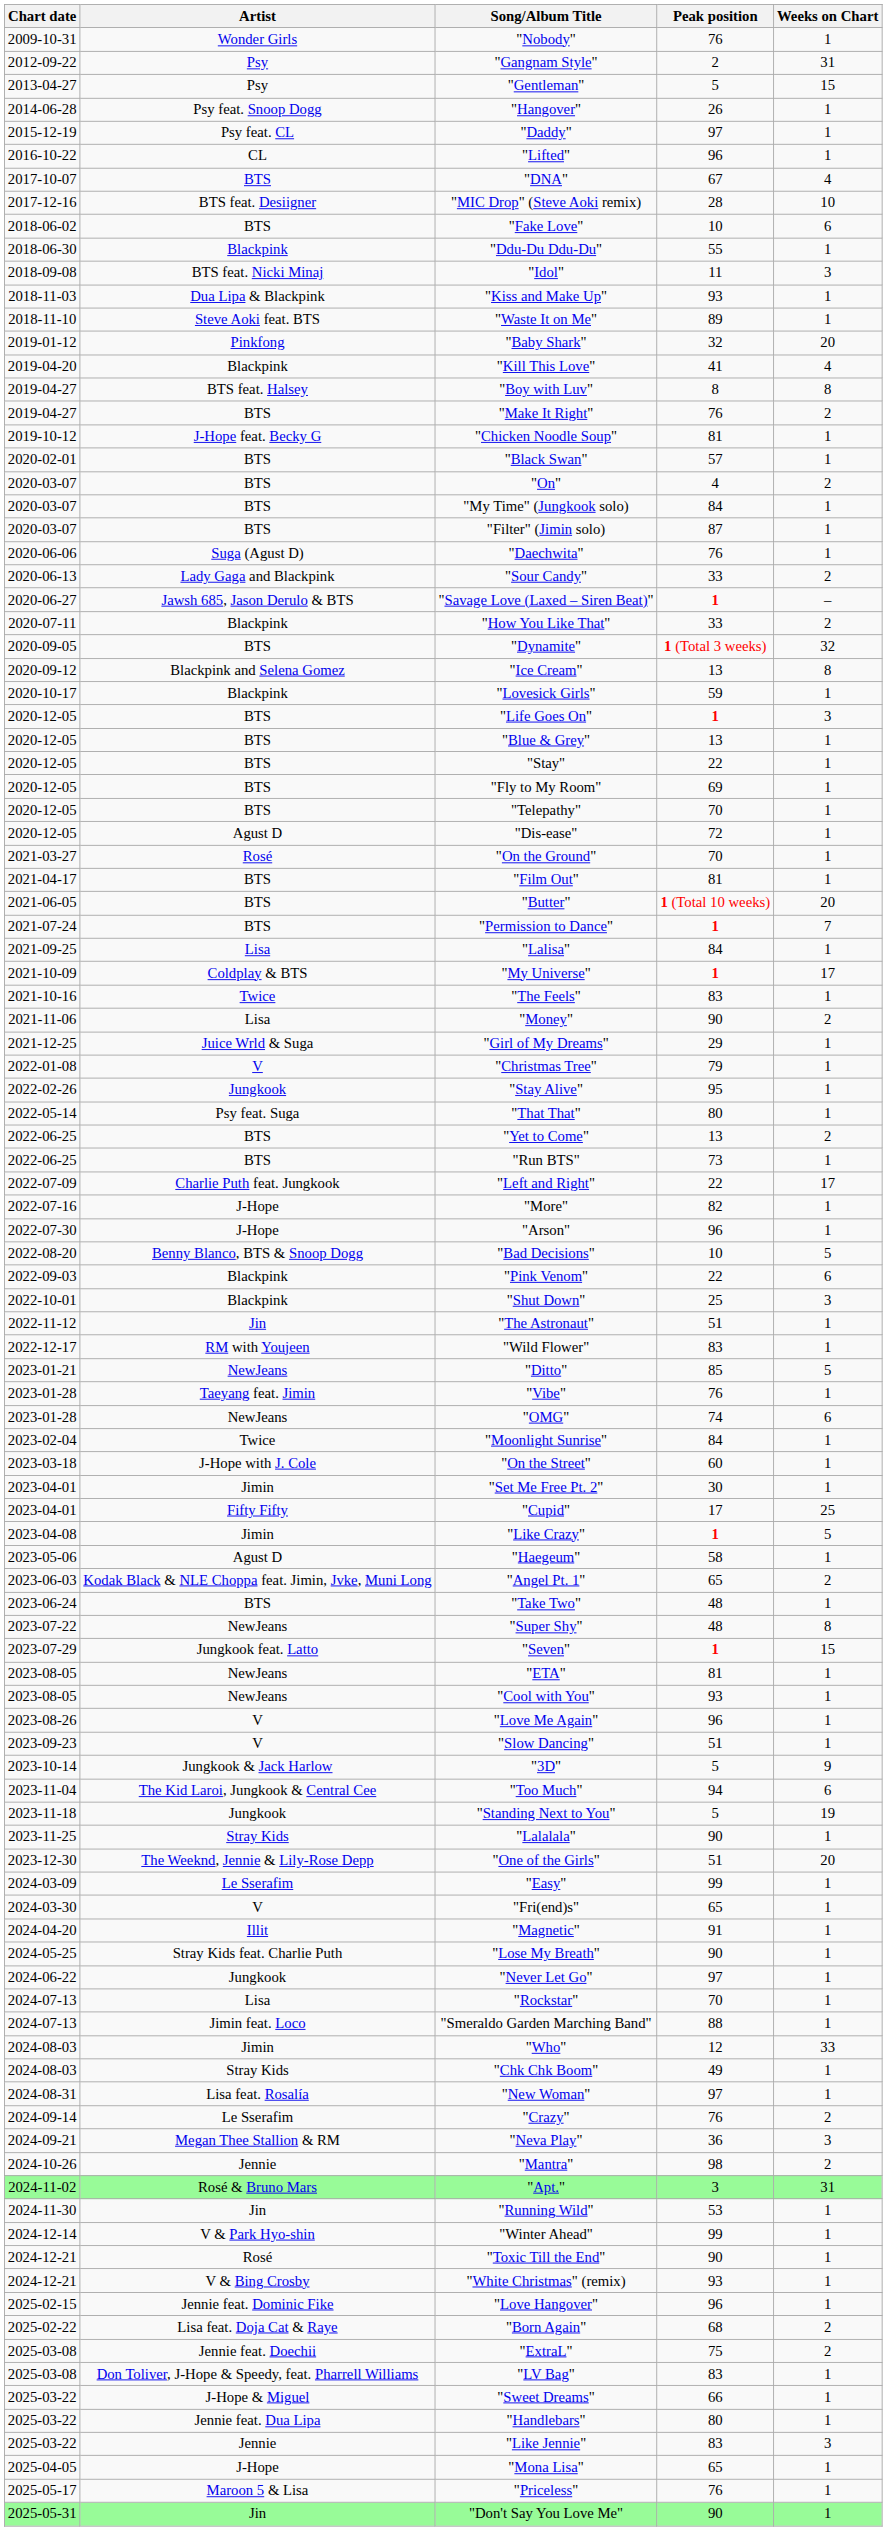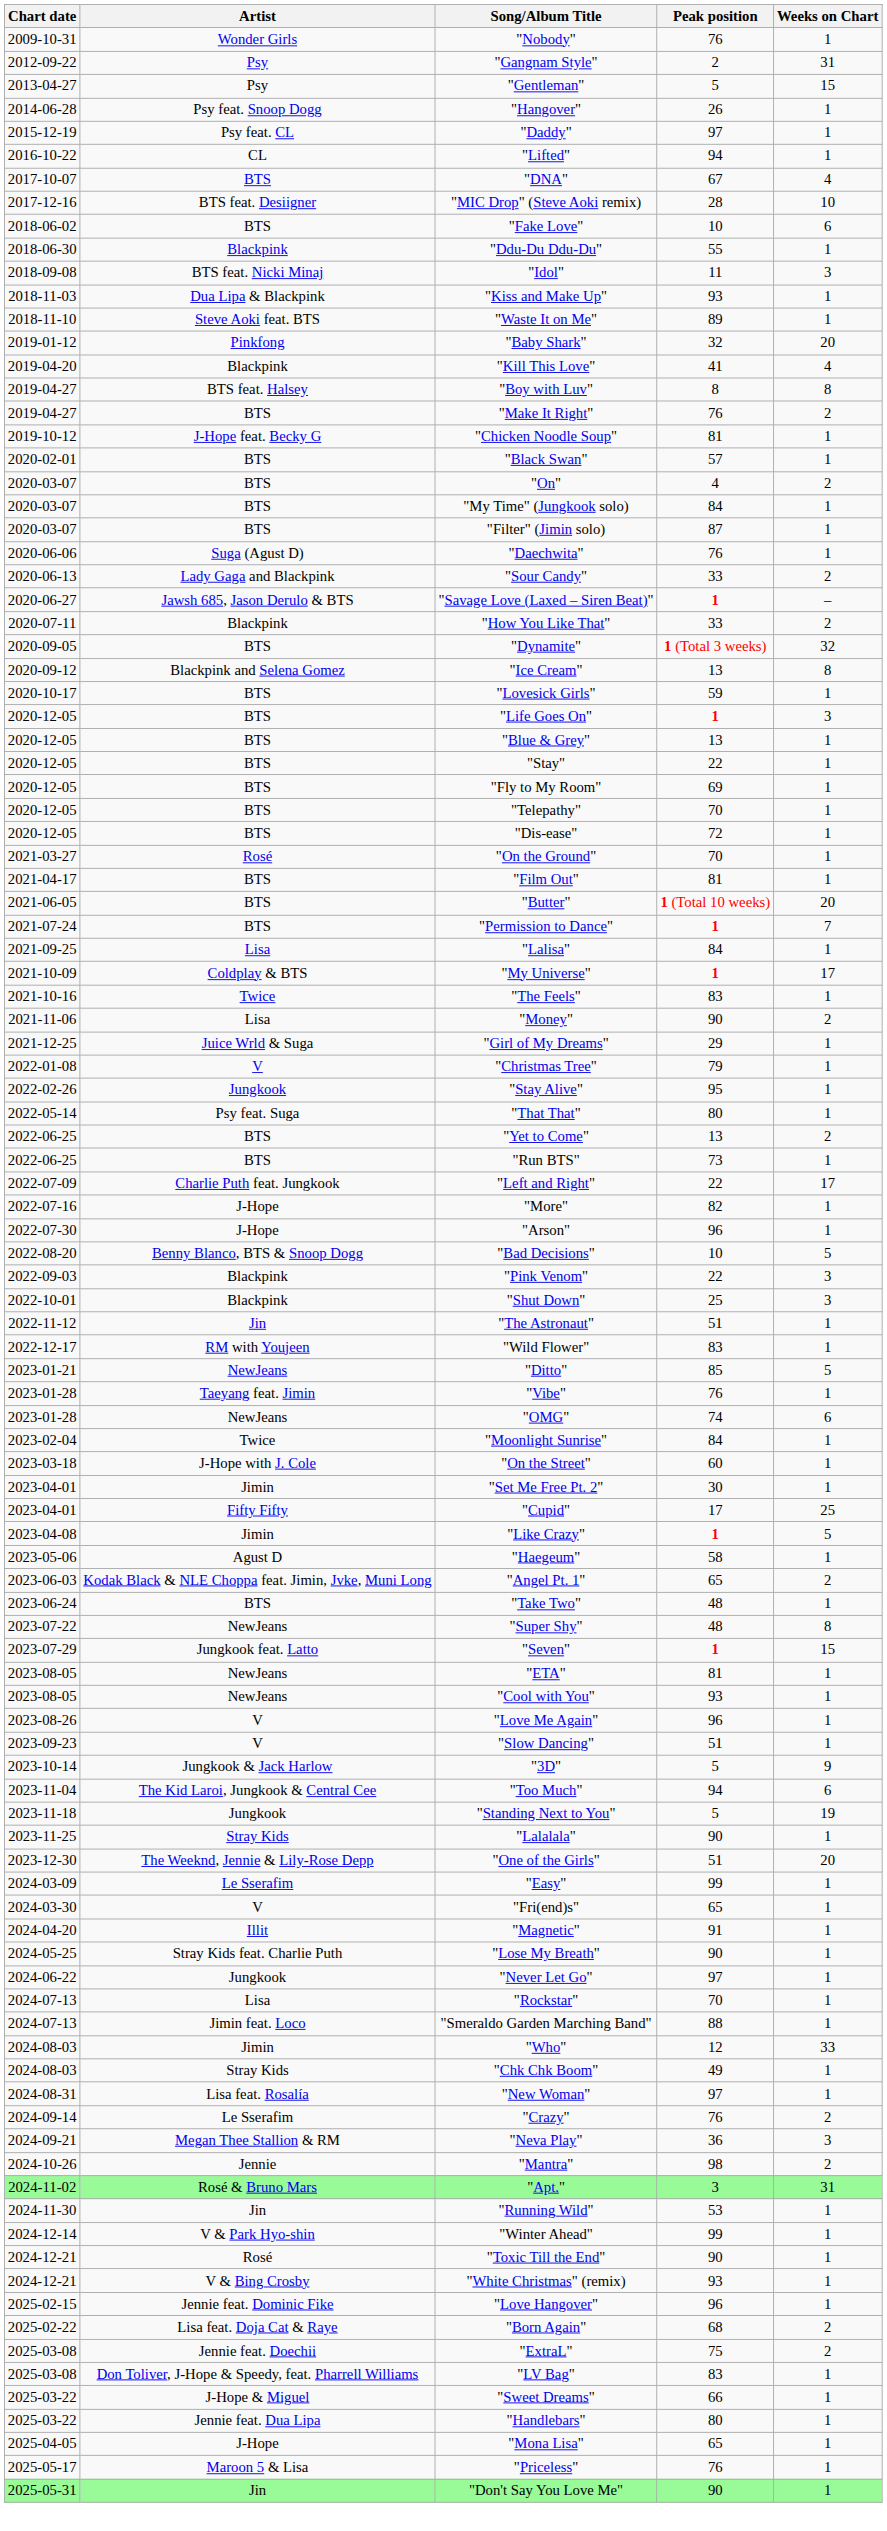(715, 156) 96 -> (715, 156) 94
(257, 693) Blackpink -> (257, 693) BTS
(257, 833) Agust D -> (257, 833) BTS
(828, 1276) 6 -> (828, 1276) 3
- row: (546, 2444)
